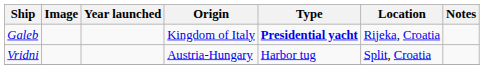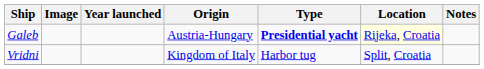(211, 34) Kingdom of Italy -> (210, 34) Austria-Hungary
(402, 34) no background -> (402, 34) lightyellow background
(210, 54) Austria-Hungary -> (211, 54) Kingdom of Italy
